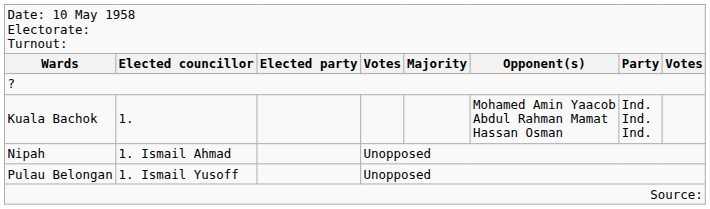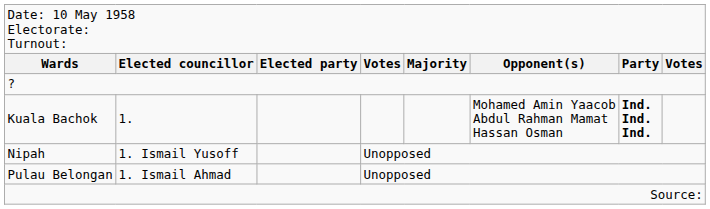(637, 119) normal -> (637, 119) bold
(175, 154) 1. Ismail Ahmad -> (179, 154) 1. Ismail Yusoff
(179, 174) 1. Ismail Yusoff -> (175, 174) 1. Ismail Ahmad
